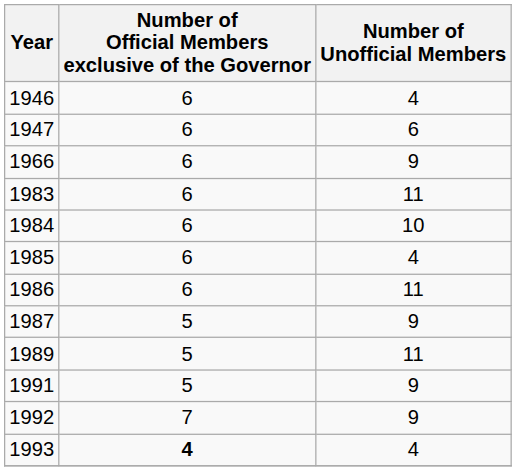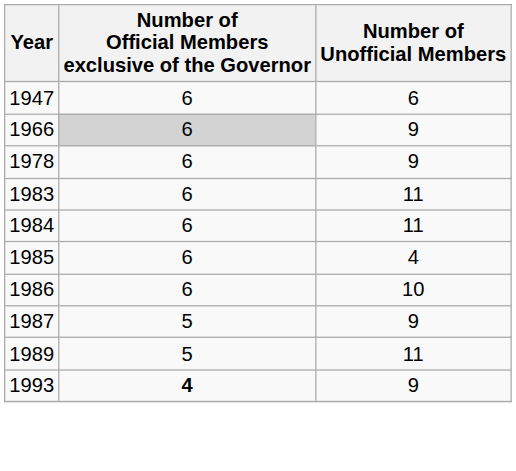- row: (32, 97)
(187, 161) no background -> (187, 129) lightgrey background
+ row: (32, 161)
(413, 225) 10 -> (413, 225) 11
(413, 289) 11 -> (413, 289) 10
- row: (32, 385)
- row: (32, 417)
(413, 449) 4 -> (413, 385) 9
